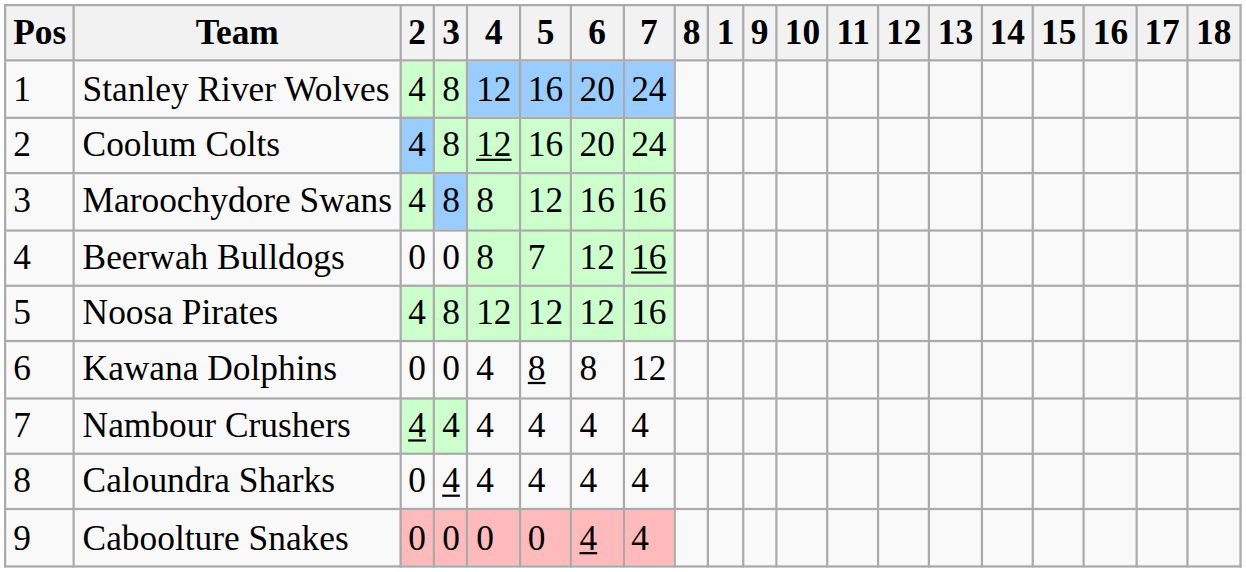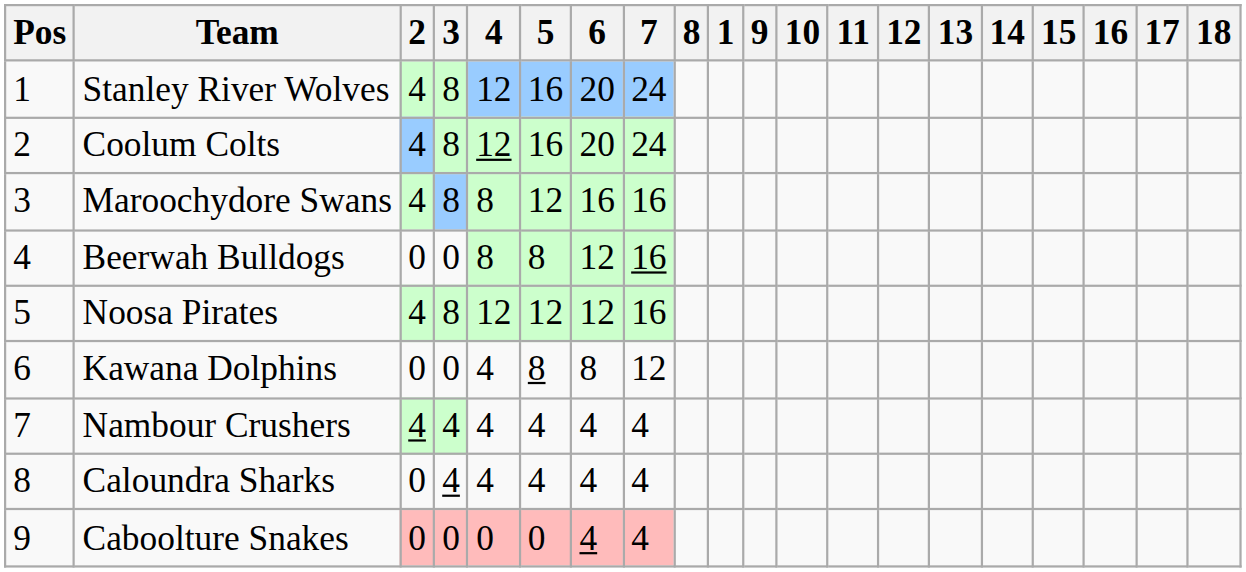(537, 256) 7 -> (537, 256) 8
